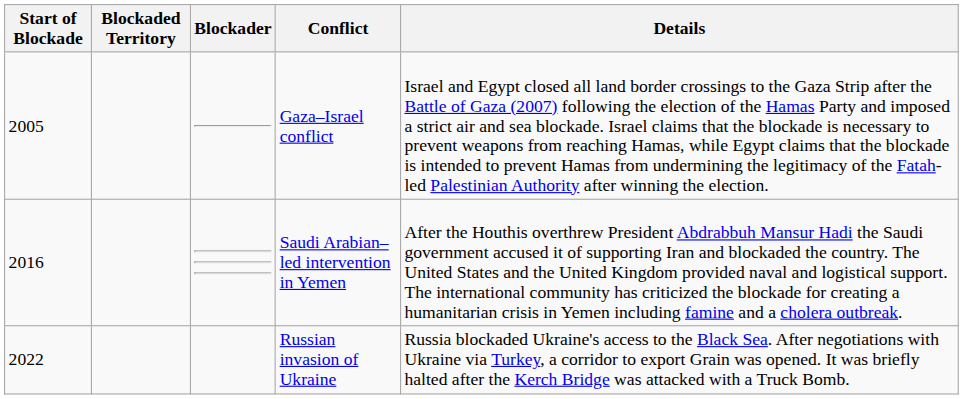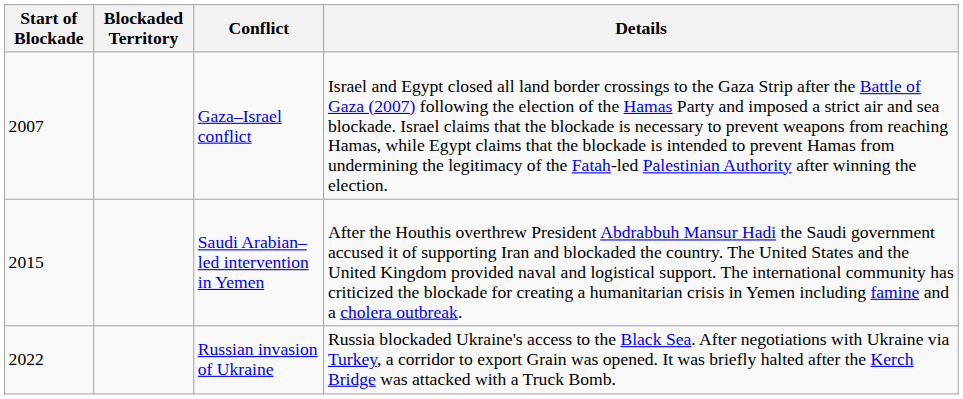- column: (233, 28)
(26, 125) 2005 -> (26, 125) 2007
(26, 262) 2016 -> (26, 262) 2015
